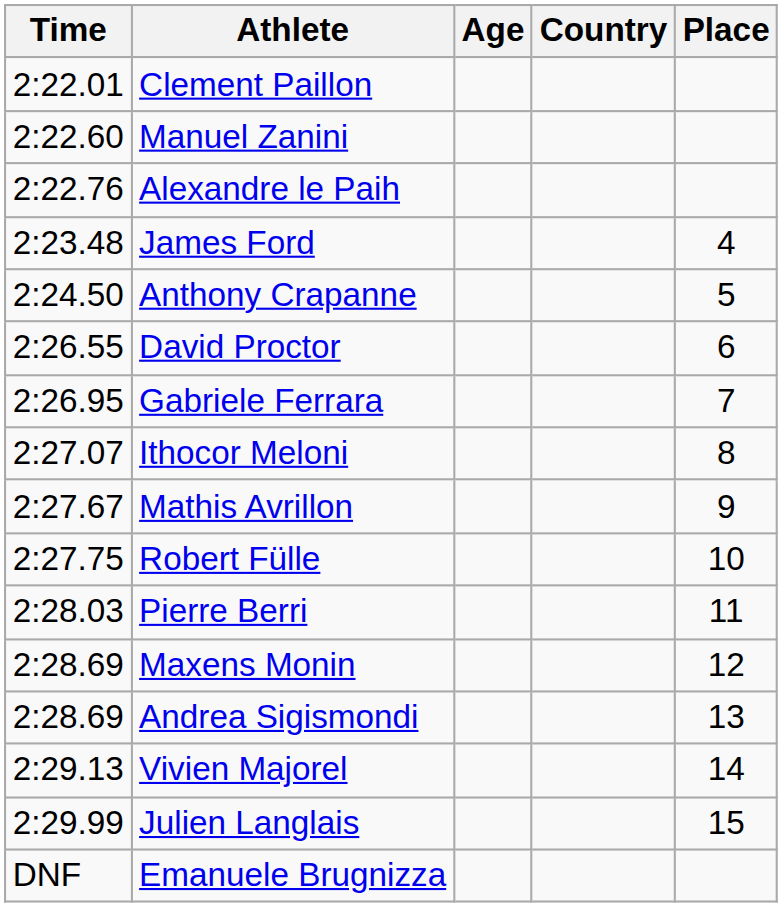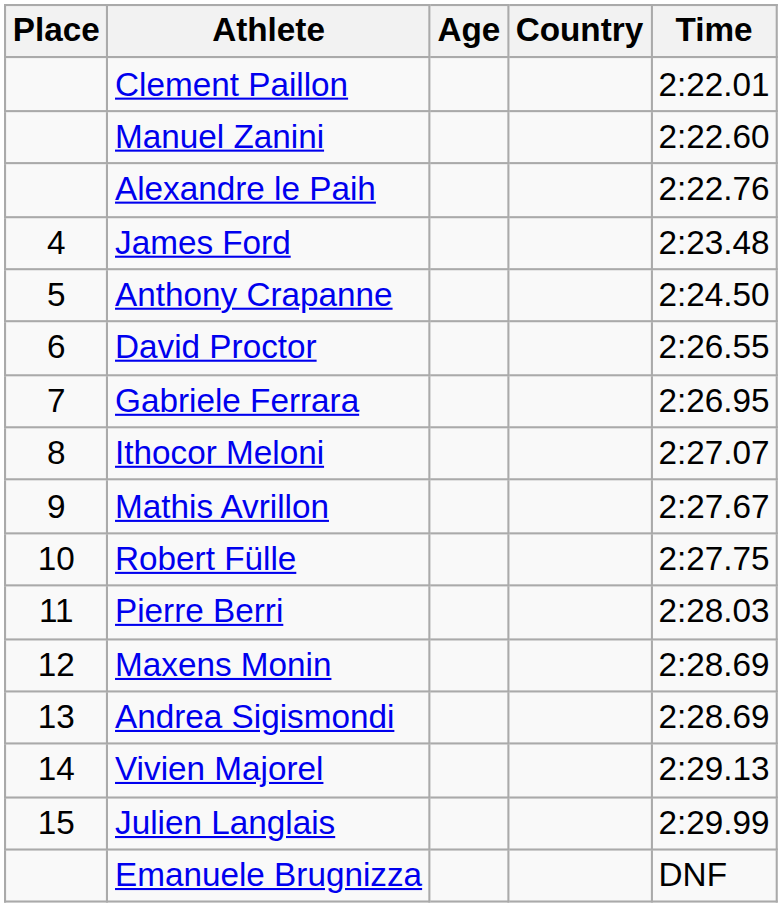columns swapped: (726, 30) <-> (68, 30)
